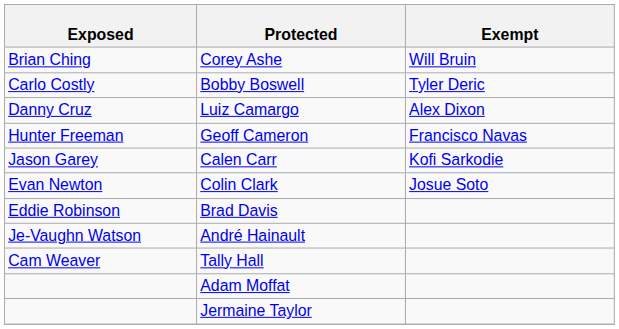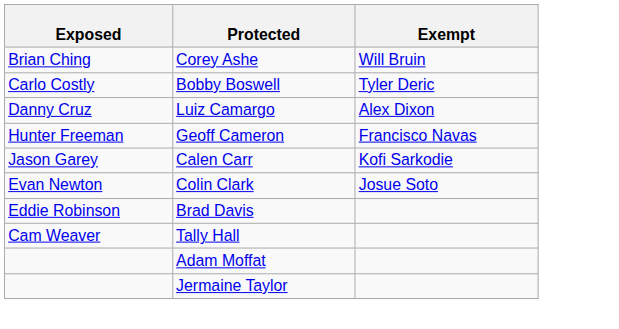- row: (253, 235)
